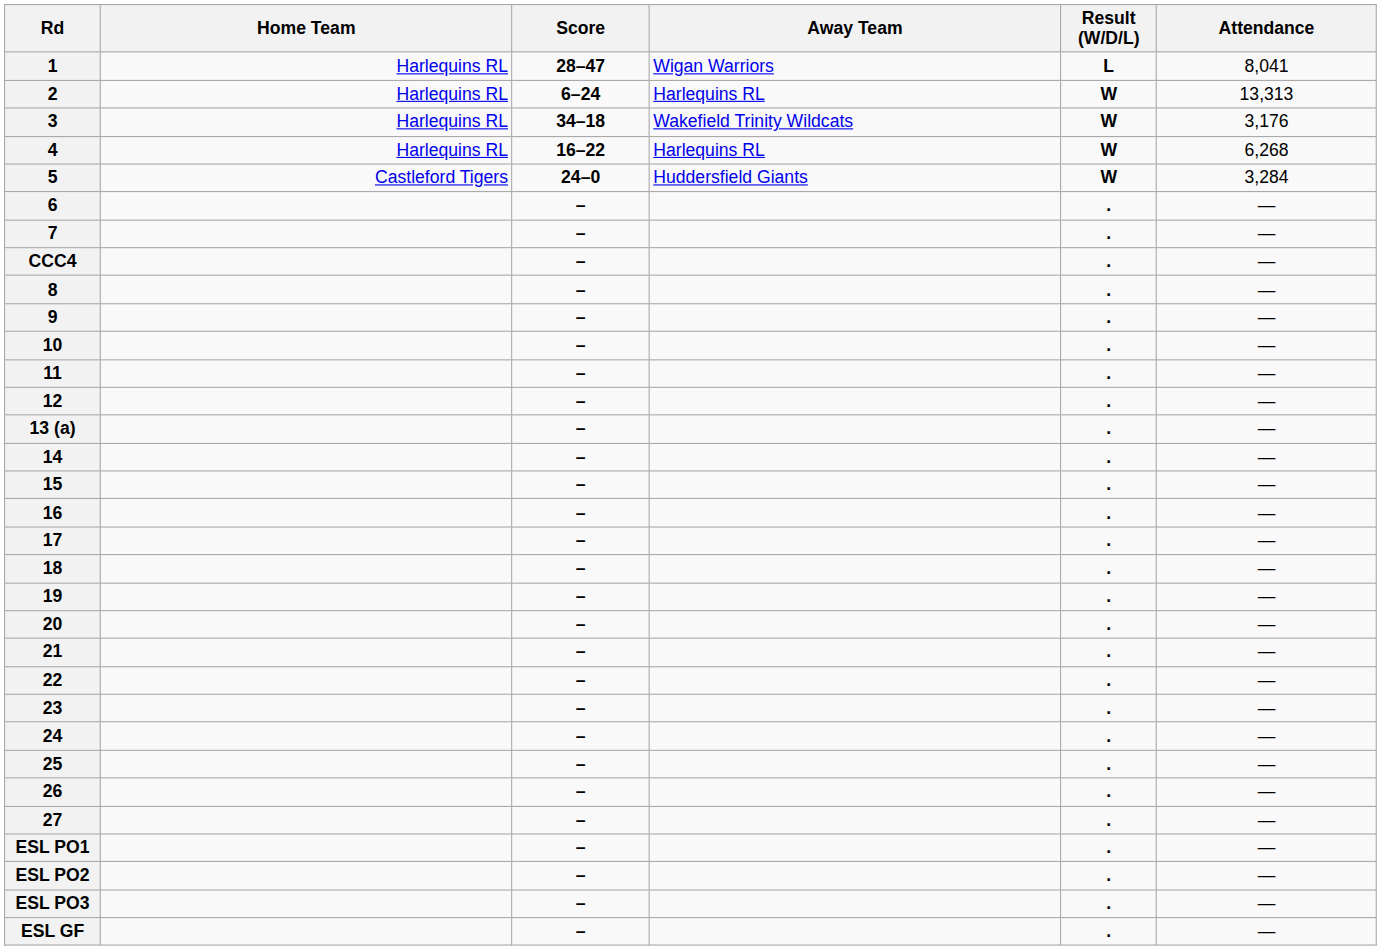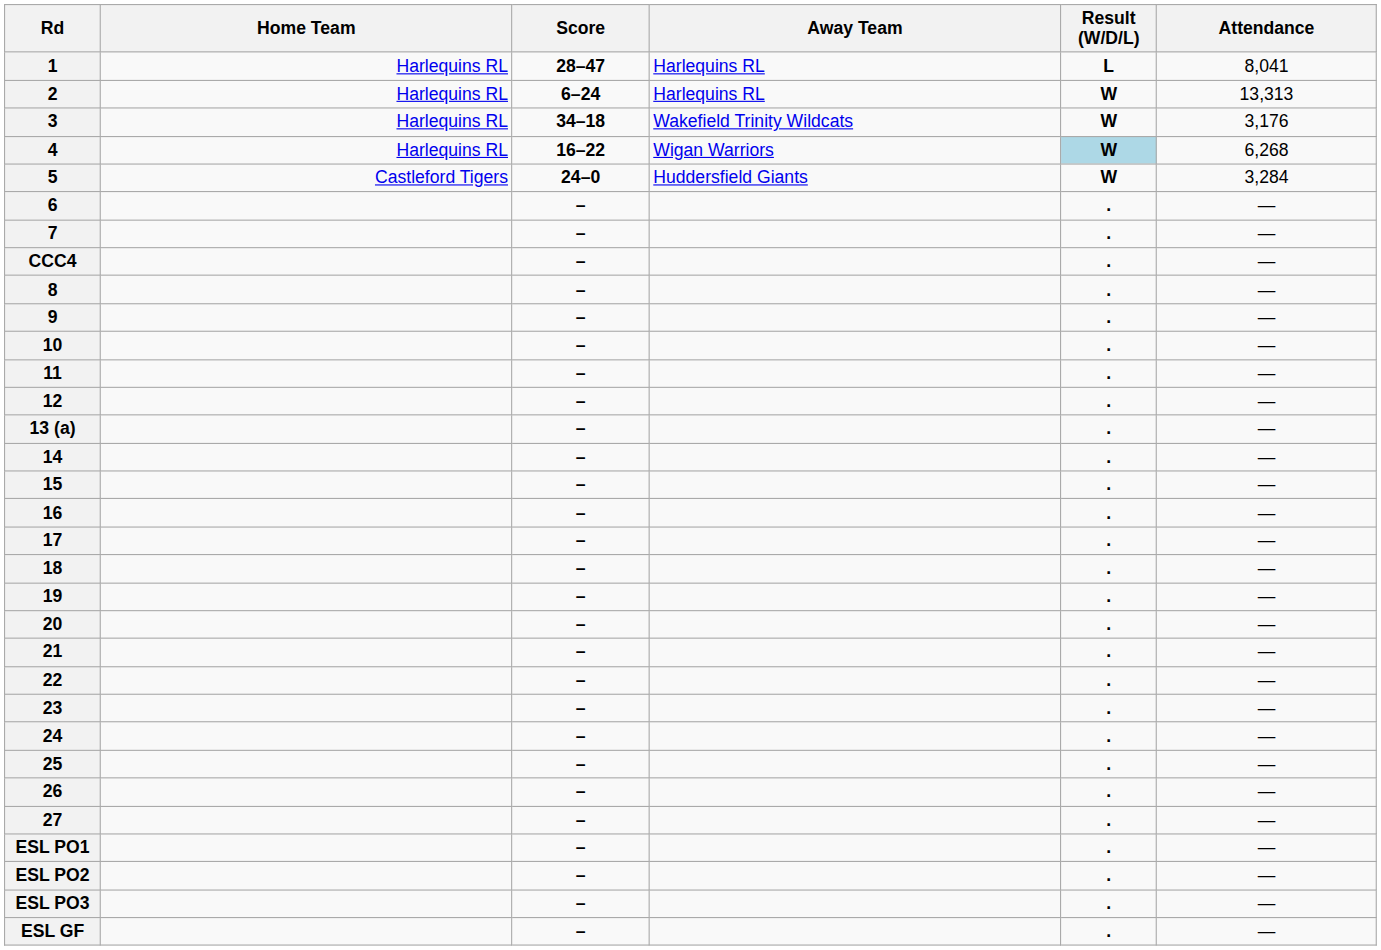(714, 66) Wigan Warriors -> (709, 66) Harlequins RL
(709, 149) Harlequins RL -> (714, 149) Wigan Warriors
(1109, 149) no background -> (1109, 149) lightblue background
